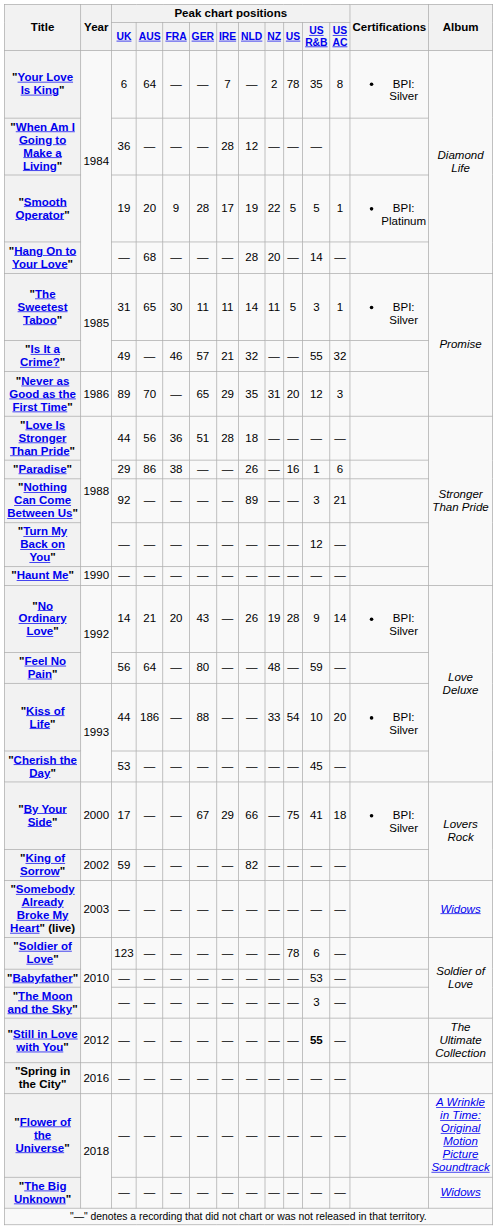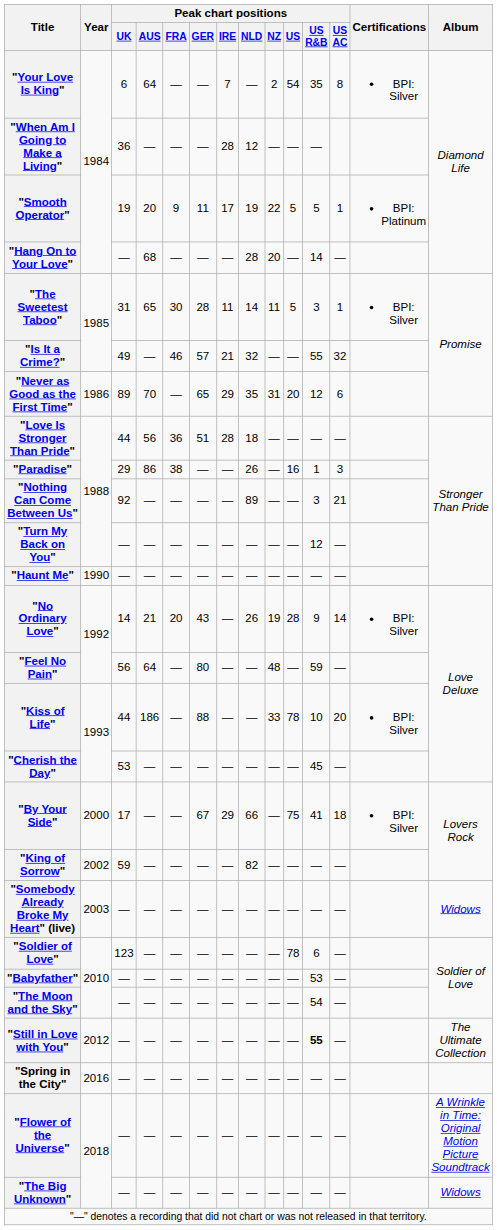(293, 84) 78 -> (293, 84) 54
(203, 208) 28 -> (203, 208) 11
(203, 307) 11 -> (203, 307) 28
(340, 394) 3 -> (340, 394) 6
(340, 469) 6 -> (340, 469) 3
(293, 717) 54 -> (293, 717) 78
(316, 1002) 3 -> (316, 1002) 54
